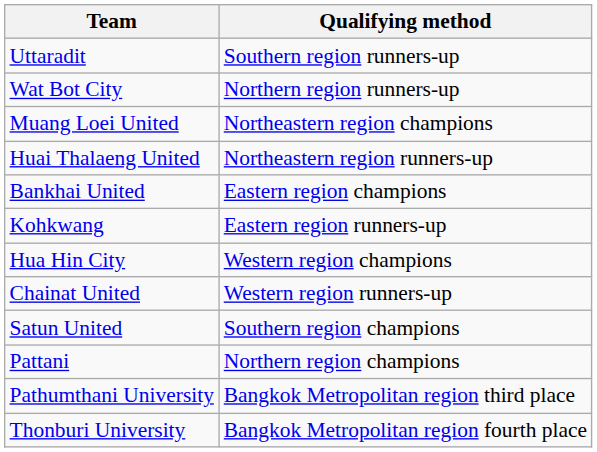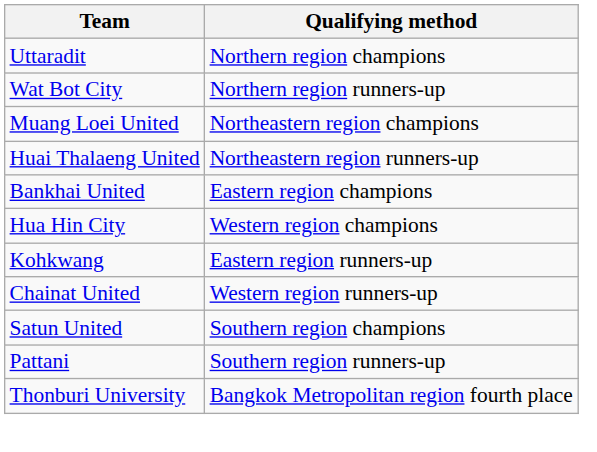(342, 55) Southern region runners-up -> (328, 55) Northern region champions
rows swapped: (57, 225) <-> (67, 259)
(342, 361) Northern region champions -> (328, 361) Southern region runners-up
- row: (112, 395)
